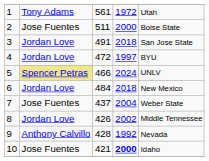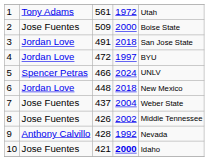(103, 27) 511 -> (103, 27) 509
(55, 73) khaki background -> (55, 73) no background
(103, 88) 484 -> (103, 88) 448
(48, 118) Jordan Love -> (50, 118) Jose Fuentes
